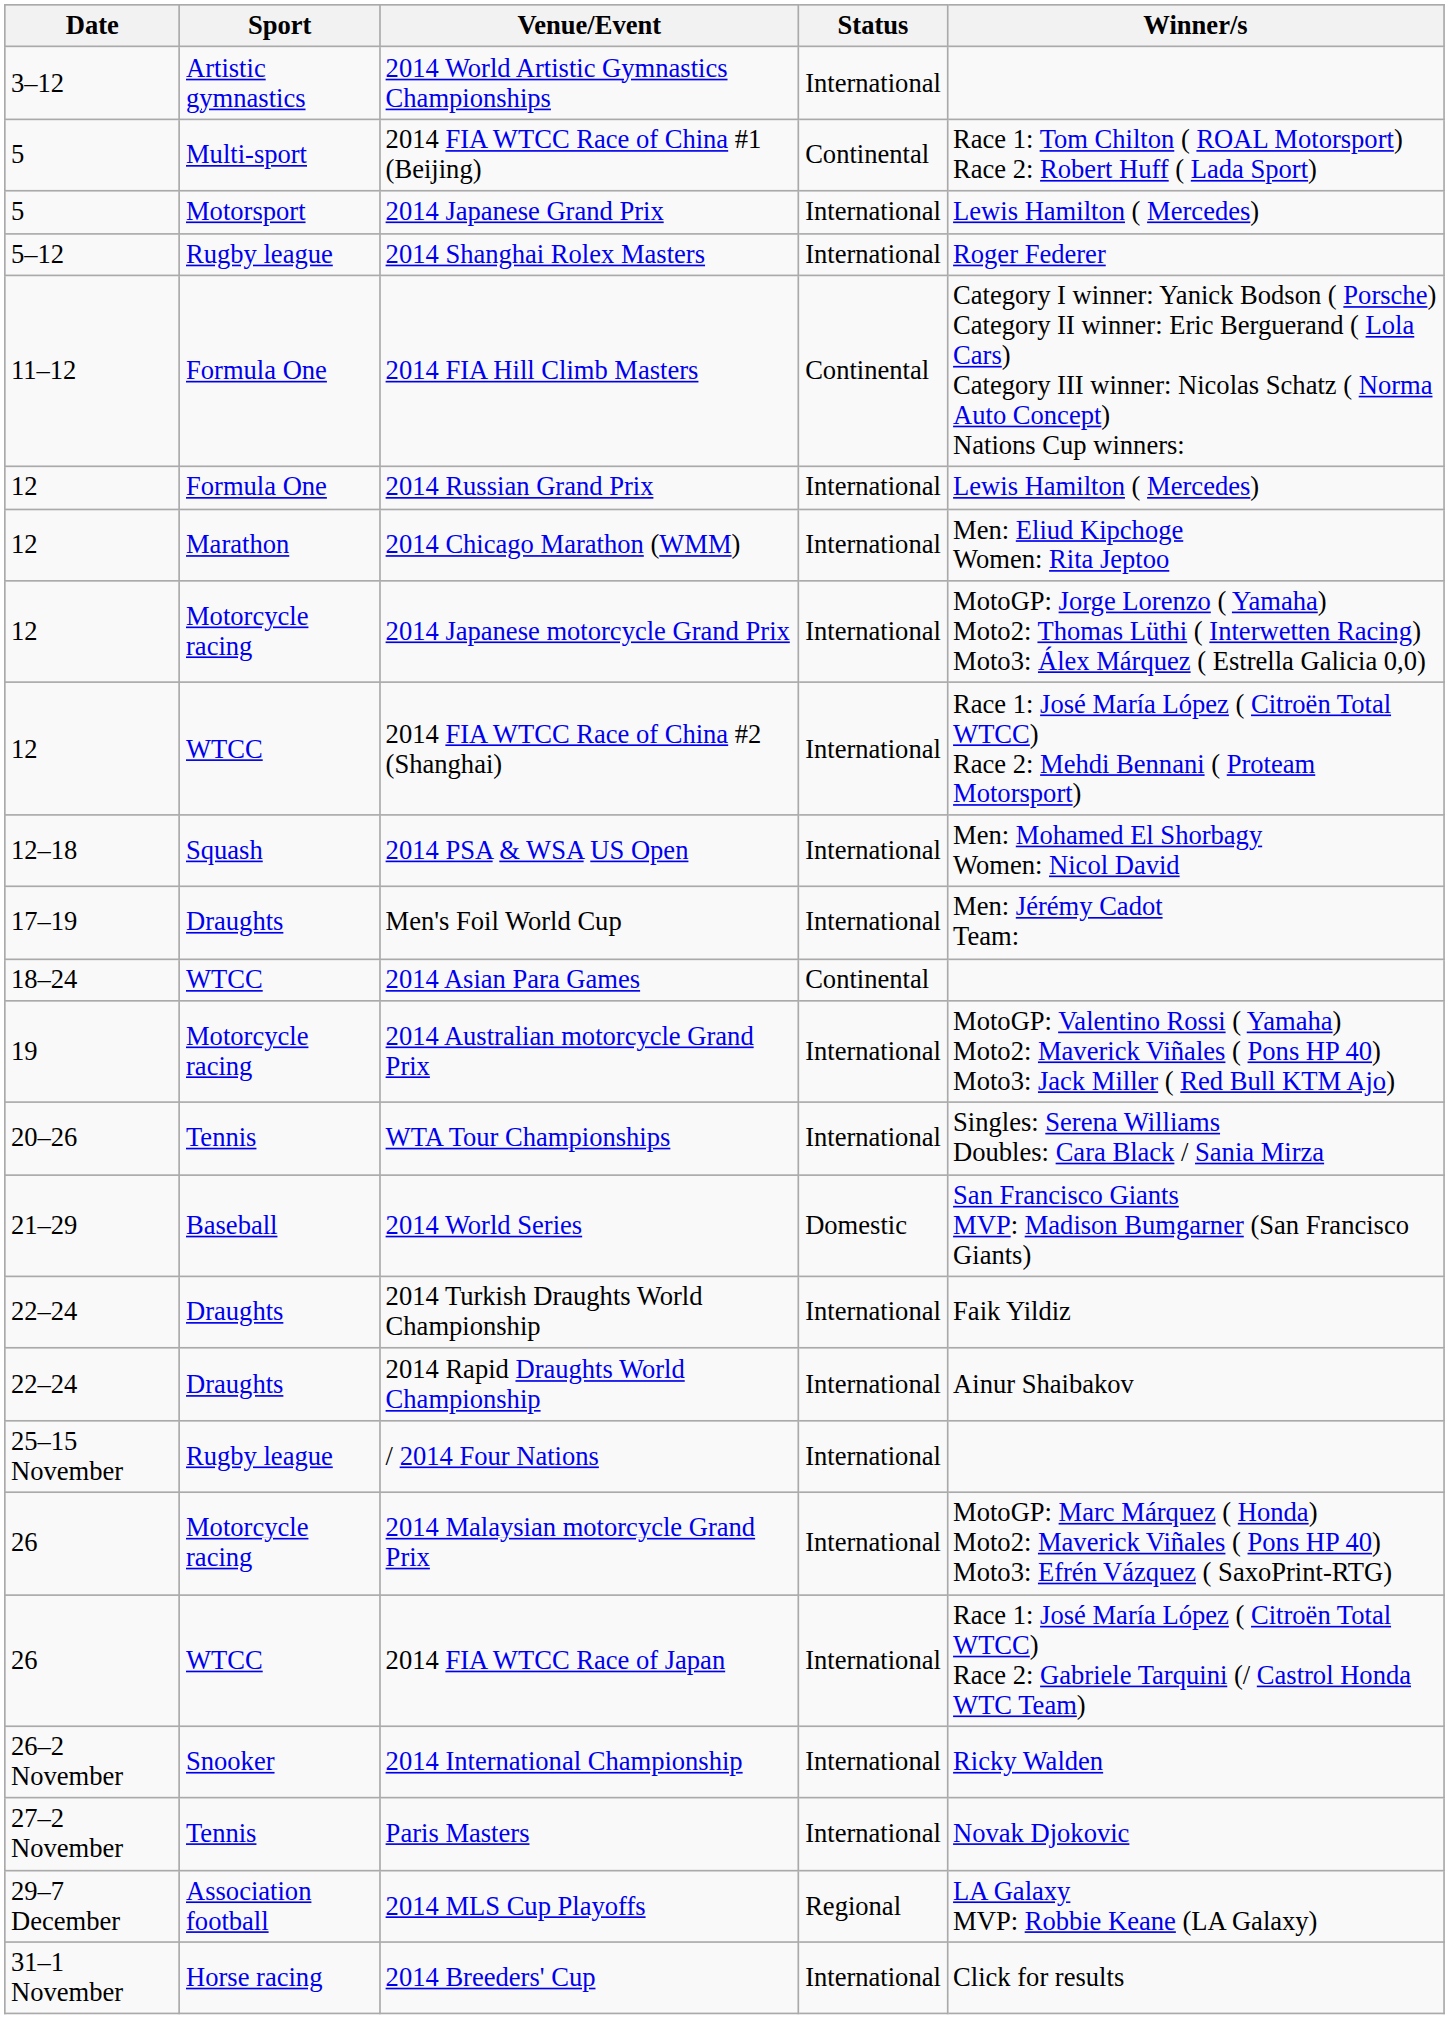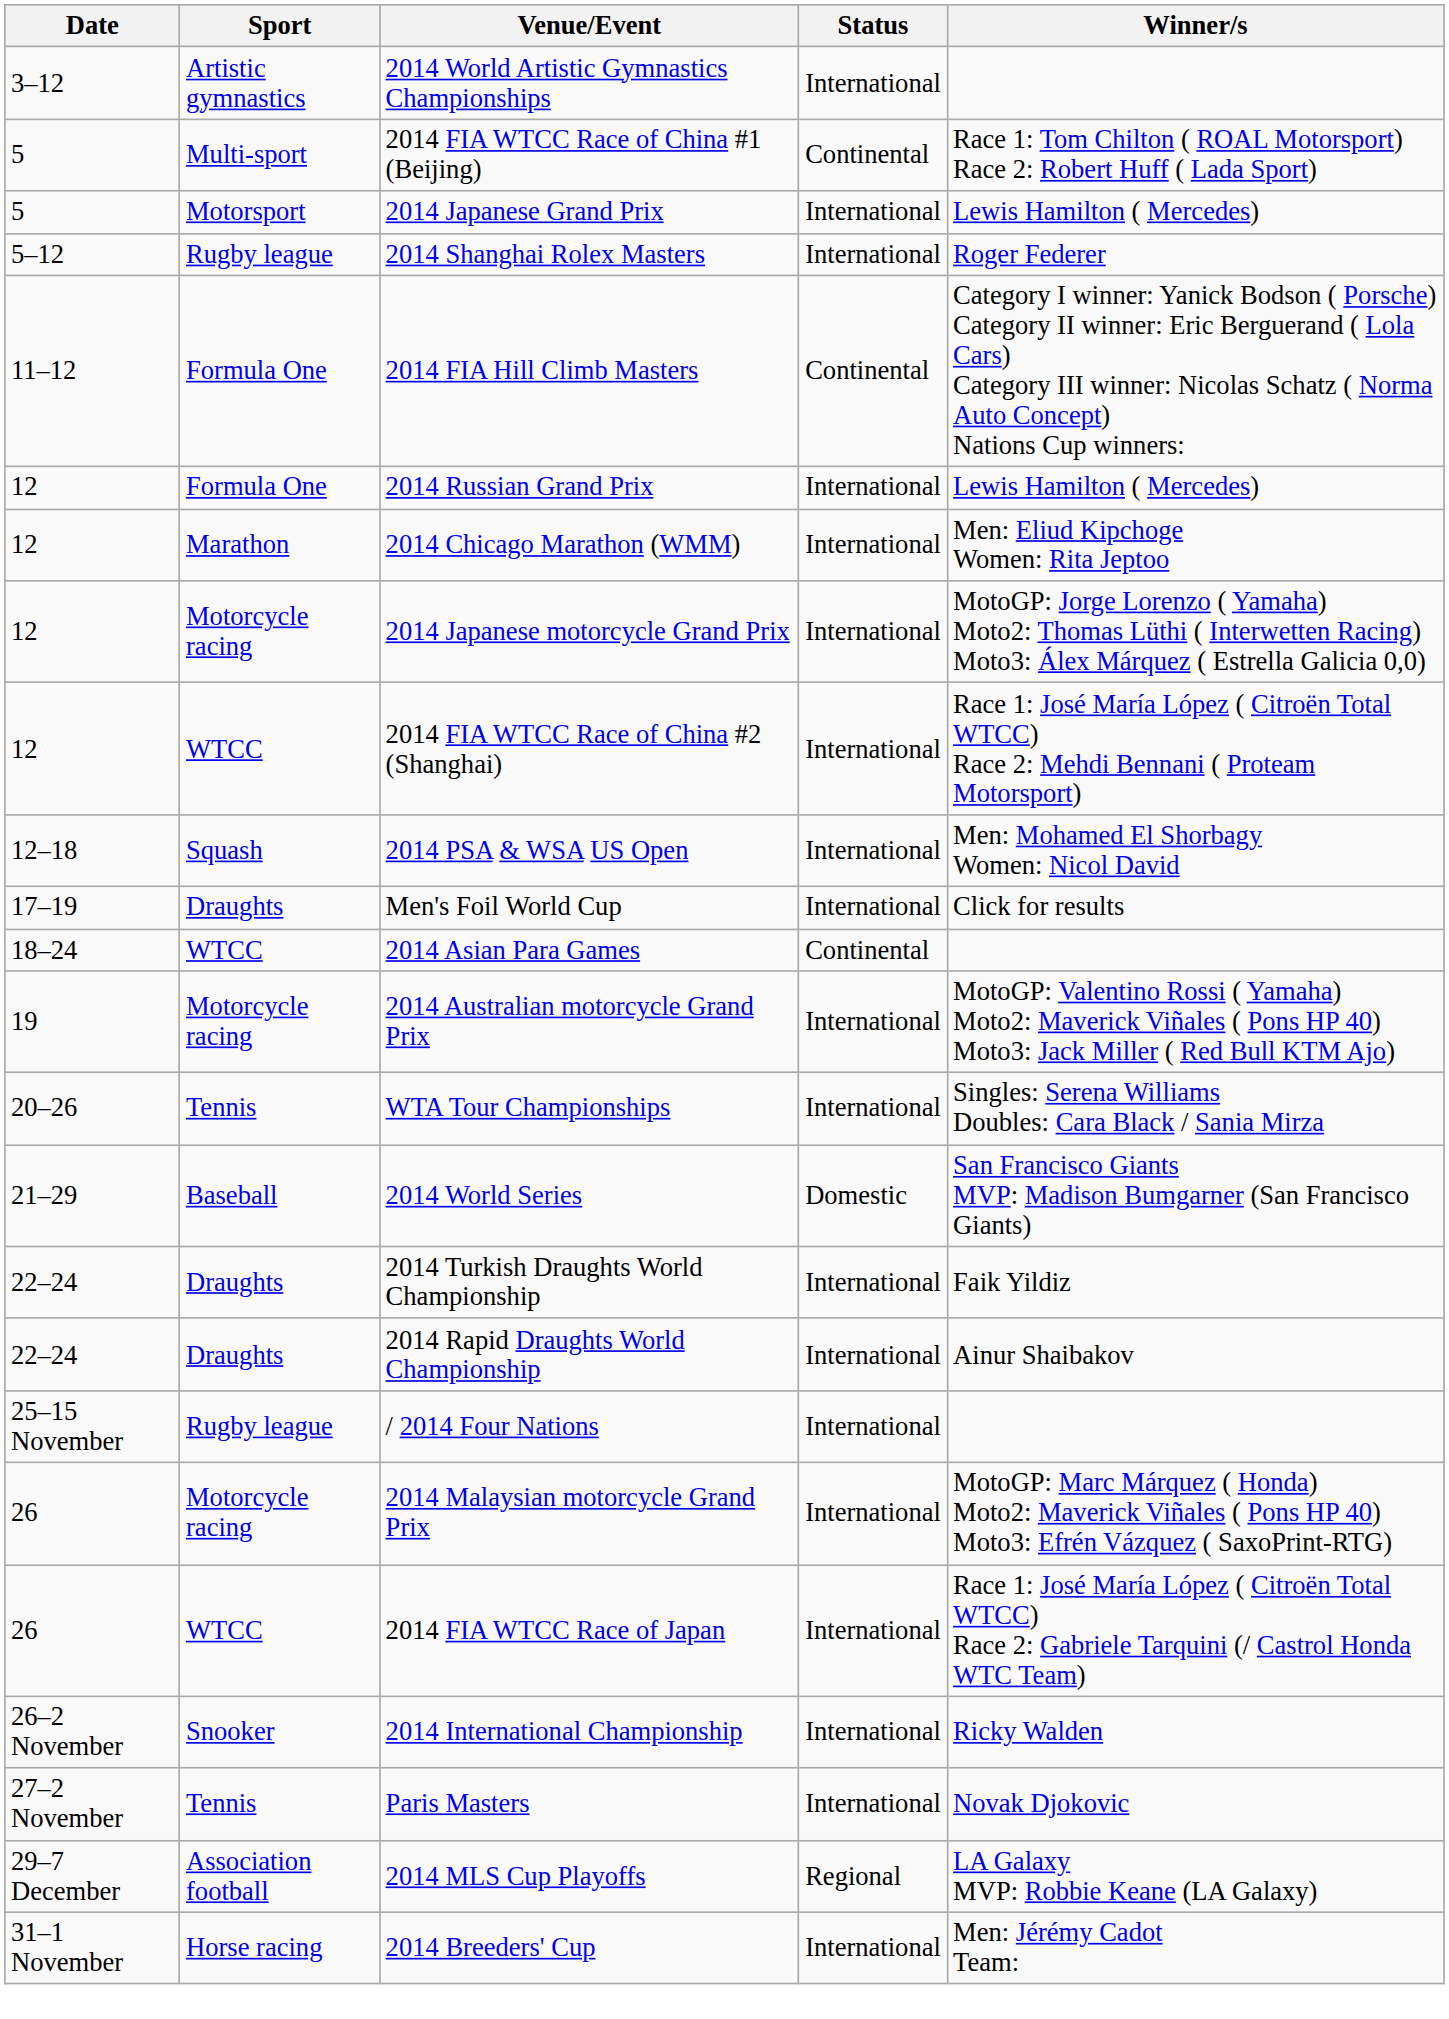(1058, 922) Men: Jérémy Cadot Team: -> (1039, 907) Click for results
(1039, 1977) Click for results -> (1058, 1947) Men: Jérémy Cadot Team:
